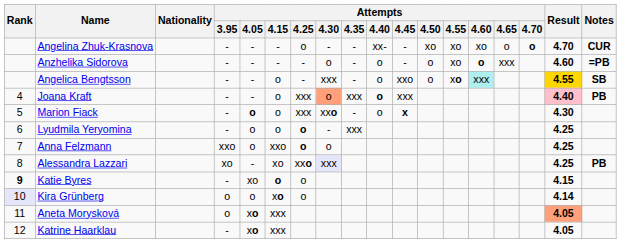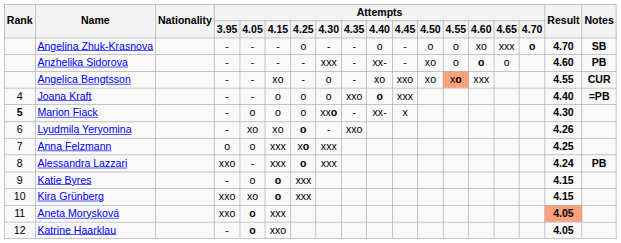(380, 46) xx- -> (380, 46) o
(430, 46) xo -> (430, 46) o
(456, 46) xo -> (456, 46) o
(507, 46) o -> (507, 46) xxx
(599, 46) CUR -> (599, 46) SB
(329, 63) o -> (329, 63) xxx
(380, 63) o -> (380, 63) xx-
(430, 63) o -> (430, 63) xo
(456, 63) xo -> (456, 63) o
(507, 63) xxx -> (507, 63) o
(599, 63) =PB -> (599, 63) PB
(278, 79) o -> (278, 79) xo
(329, 79) xxx -> (329, 79) o
(380, 79) o -> (380, 79) xo
(430, 79) o -> (430, 79) xo
(456, 79) no background -> (456, 79) lightsalmon background
(481, 79) paleturquoise background -> (481, 79) no background
(563, 79) gold background -> (563, 79) no background
(599, 79) SB -> (599, 79) CUR
(303, 96) xxx -> (303, 96) o
(329, 96) lightsalmon background -> (329, 96) no background
(354, 96) xxx -> (354, 96) xxo
(563, 96) pink background -> (563, 96) no background
(599, 96) PB -> (599, 96) =PB
(20, 113) normal -> (20, 113) bold
(253, 113) bold -> (253, 113) normal
(303, 113) xxx -> (303, 113) o
(380, 113) o -> (380, 113) xx-
(405, 113) bold -> (405, 113) normal
(253, 130) o -> (253, 130) xo
(278, 130) o -> (278, 130) xo
(354, 130) xxx -> (354, 130) xxo
(563, 130) 4.25 -> (563, 130) 4.26
(227, 146) xxo -> (227, 146) o
(278, 146) xxo -> (278, 146) xxx
(303, 146) o -> (303, 146) xo
(329, 146) o -> (329, 146) xxx
(227, 163) xo -> (227, 163) xxo
(278, 163) xo -> (278, 163) xxx
(303, 163) xxo -> (303, 163) o
(329, 163) lavender background -> (329, 163) no background
(563, 163) 4.25 -> (563, 163) 4.24
(20, 180) bold -> (20, 180) normal
(253, 180) xo -> (253, 180) o
(303, 180) o -> (303, 180) xxx
(20, 197) lavender background -> (20, 197) no background
(227, 197) o -> (227, 197) xxo
(253, 197) o -> (253, 197) xo
(278, 197) xo -> (278, 197) o
(303, 197) o -> (303, 197) xxx
(563, 197) 4.14 -> (563, 197) 4.15
(227, 213) o -> (227, 213) xxo
(253, 213) xo -> (253, 213) o
(253, 230) xo -> (253, 230) o
(278, 230) xxx -> (278, 230) xxo
